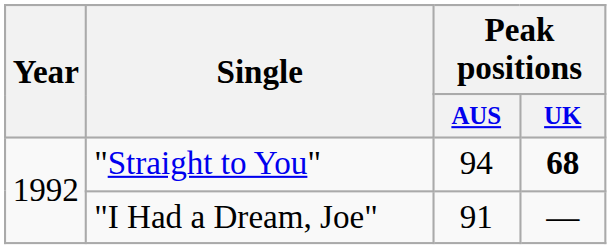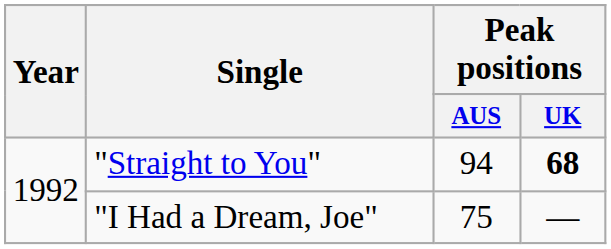(476, 216) 91 -> (476, 216) 75
